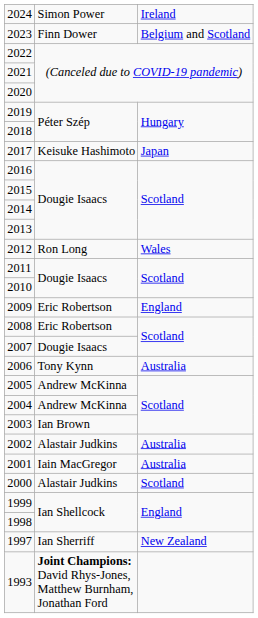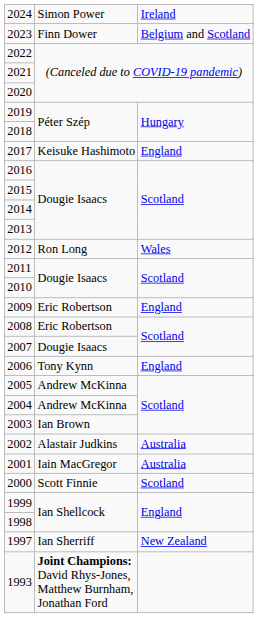(155, 151) Japan -> (161, 151) England
(163, 365) Australia -> (161, 365) England
(77, 483) Alastair Judkins -> (67, 483) Scott Finnie
